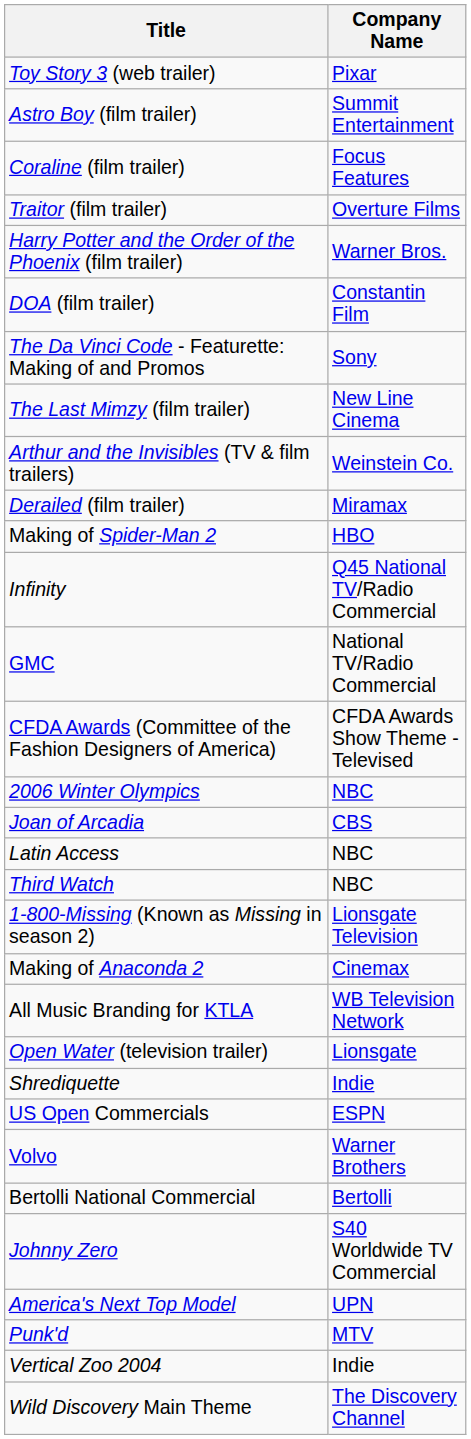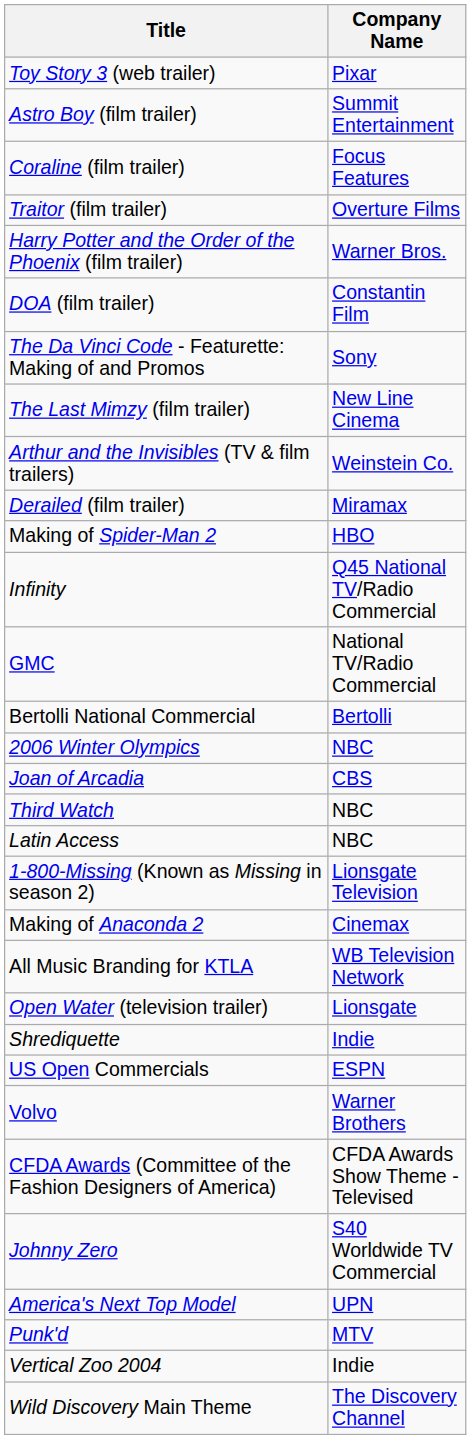rows swapped: (150, 738) <-> (132, 1198)
rows swapped: (62, 884) <-> (64, 853)
